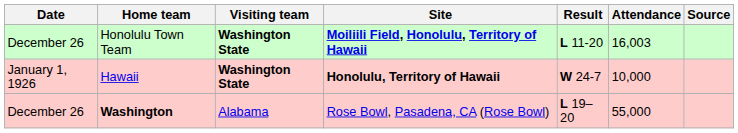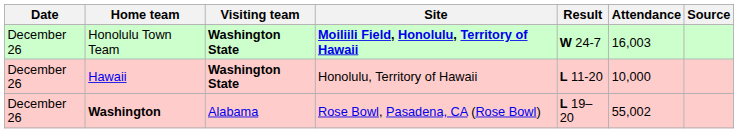(582, 42) L 11-20 -> (580, 42) W 24-7
(37, 77) January 1, 1926 -> (37, 77) December 26
(413, 77) bold -> (398, 77) normal
(581, 77) W 24-7 -> (581, 77) L 11-20
(631, 111) 55,000 -> (631, 111) 55,002
